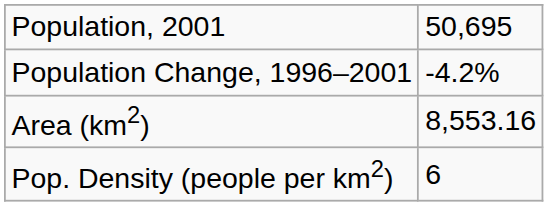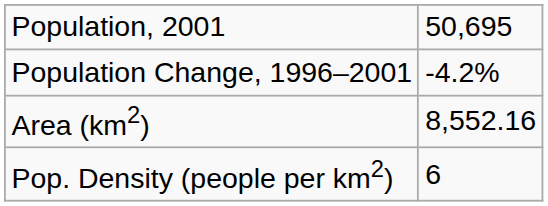(481, 121) 8,553.16 -> (481, 121) 8,552.16
